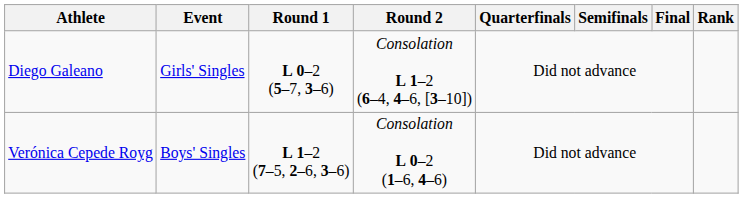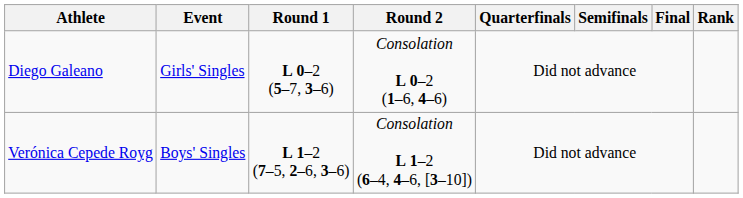(414, 71) Consolation L 1–2 (6–4, 4–6, [3–10]) -> (414, 71) Consolation L 0–2 (1–6, 4–6)
(414, 152) Consolation L 0–2 (1–6, 4–6) -> (414, 152) Consolation L 1–2 (6–4, 4–6, [3–10])
